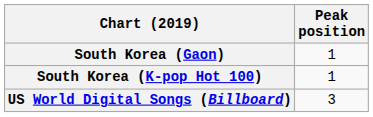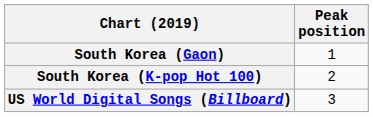(332, 77) 1 -> (332, 77) 2
